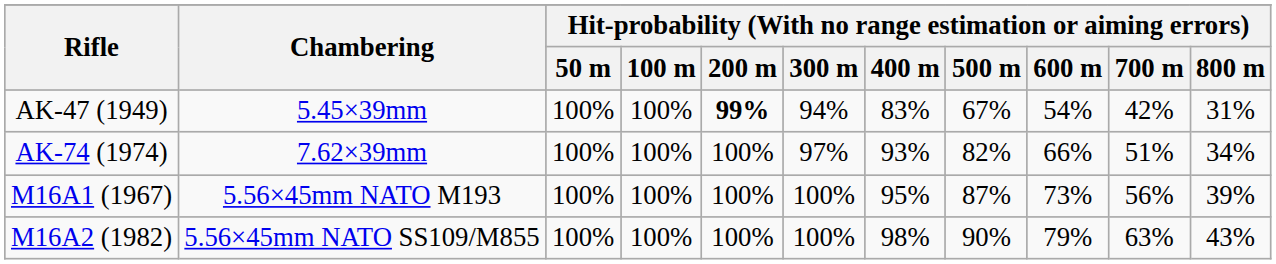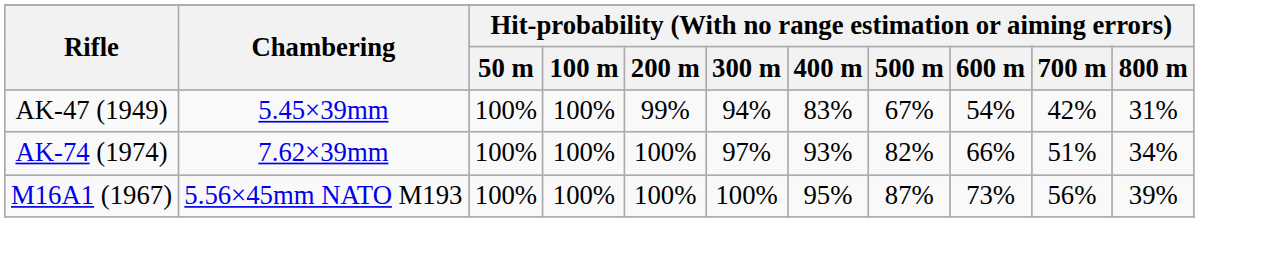(742, 110) bold -> (665, 110) normal
- row: (92, 237)
